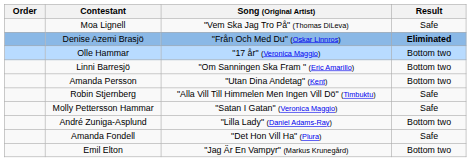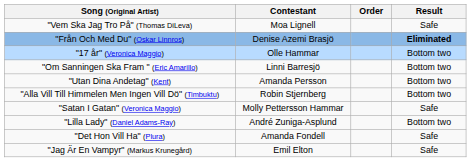columns swapped: (25, 12) <-> (276, 12)
(429, 95) Safe -> (429, 95) Bottom two
(429, 150) Bottom two -> (429, 150) Safe
